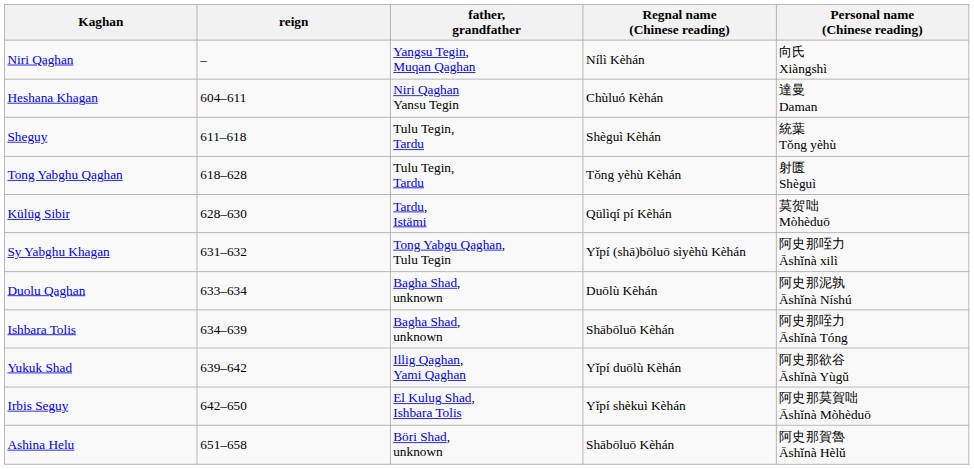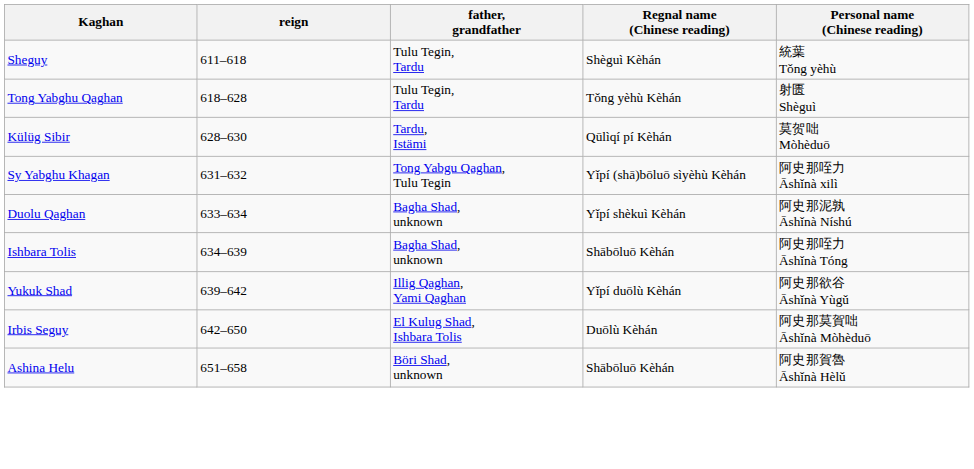- row: (40, 59)
- row: (53, 98)
(622, 290) Duōlù Kèhán -> (636, 213) Yǐpí shèkuì Kèhán
(636, 406) Yǐpí shèkuì Kèhán -> (622, 329) Duōlù Kèhán
